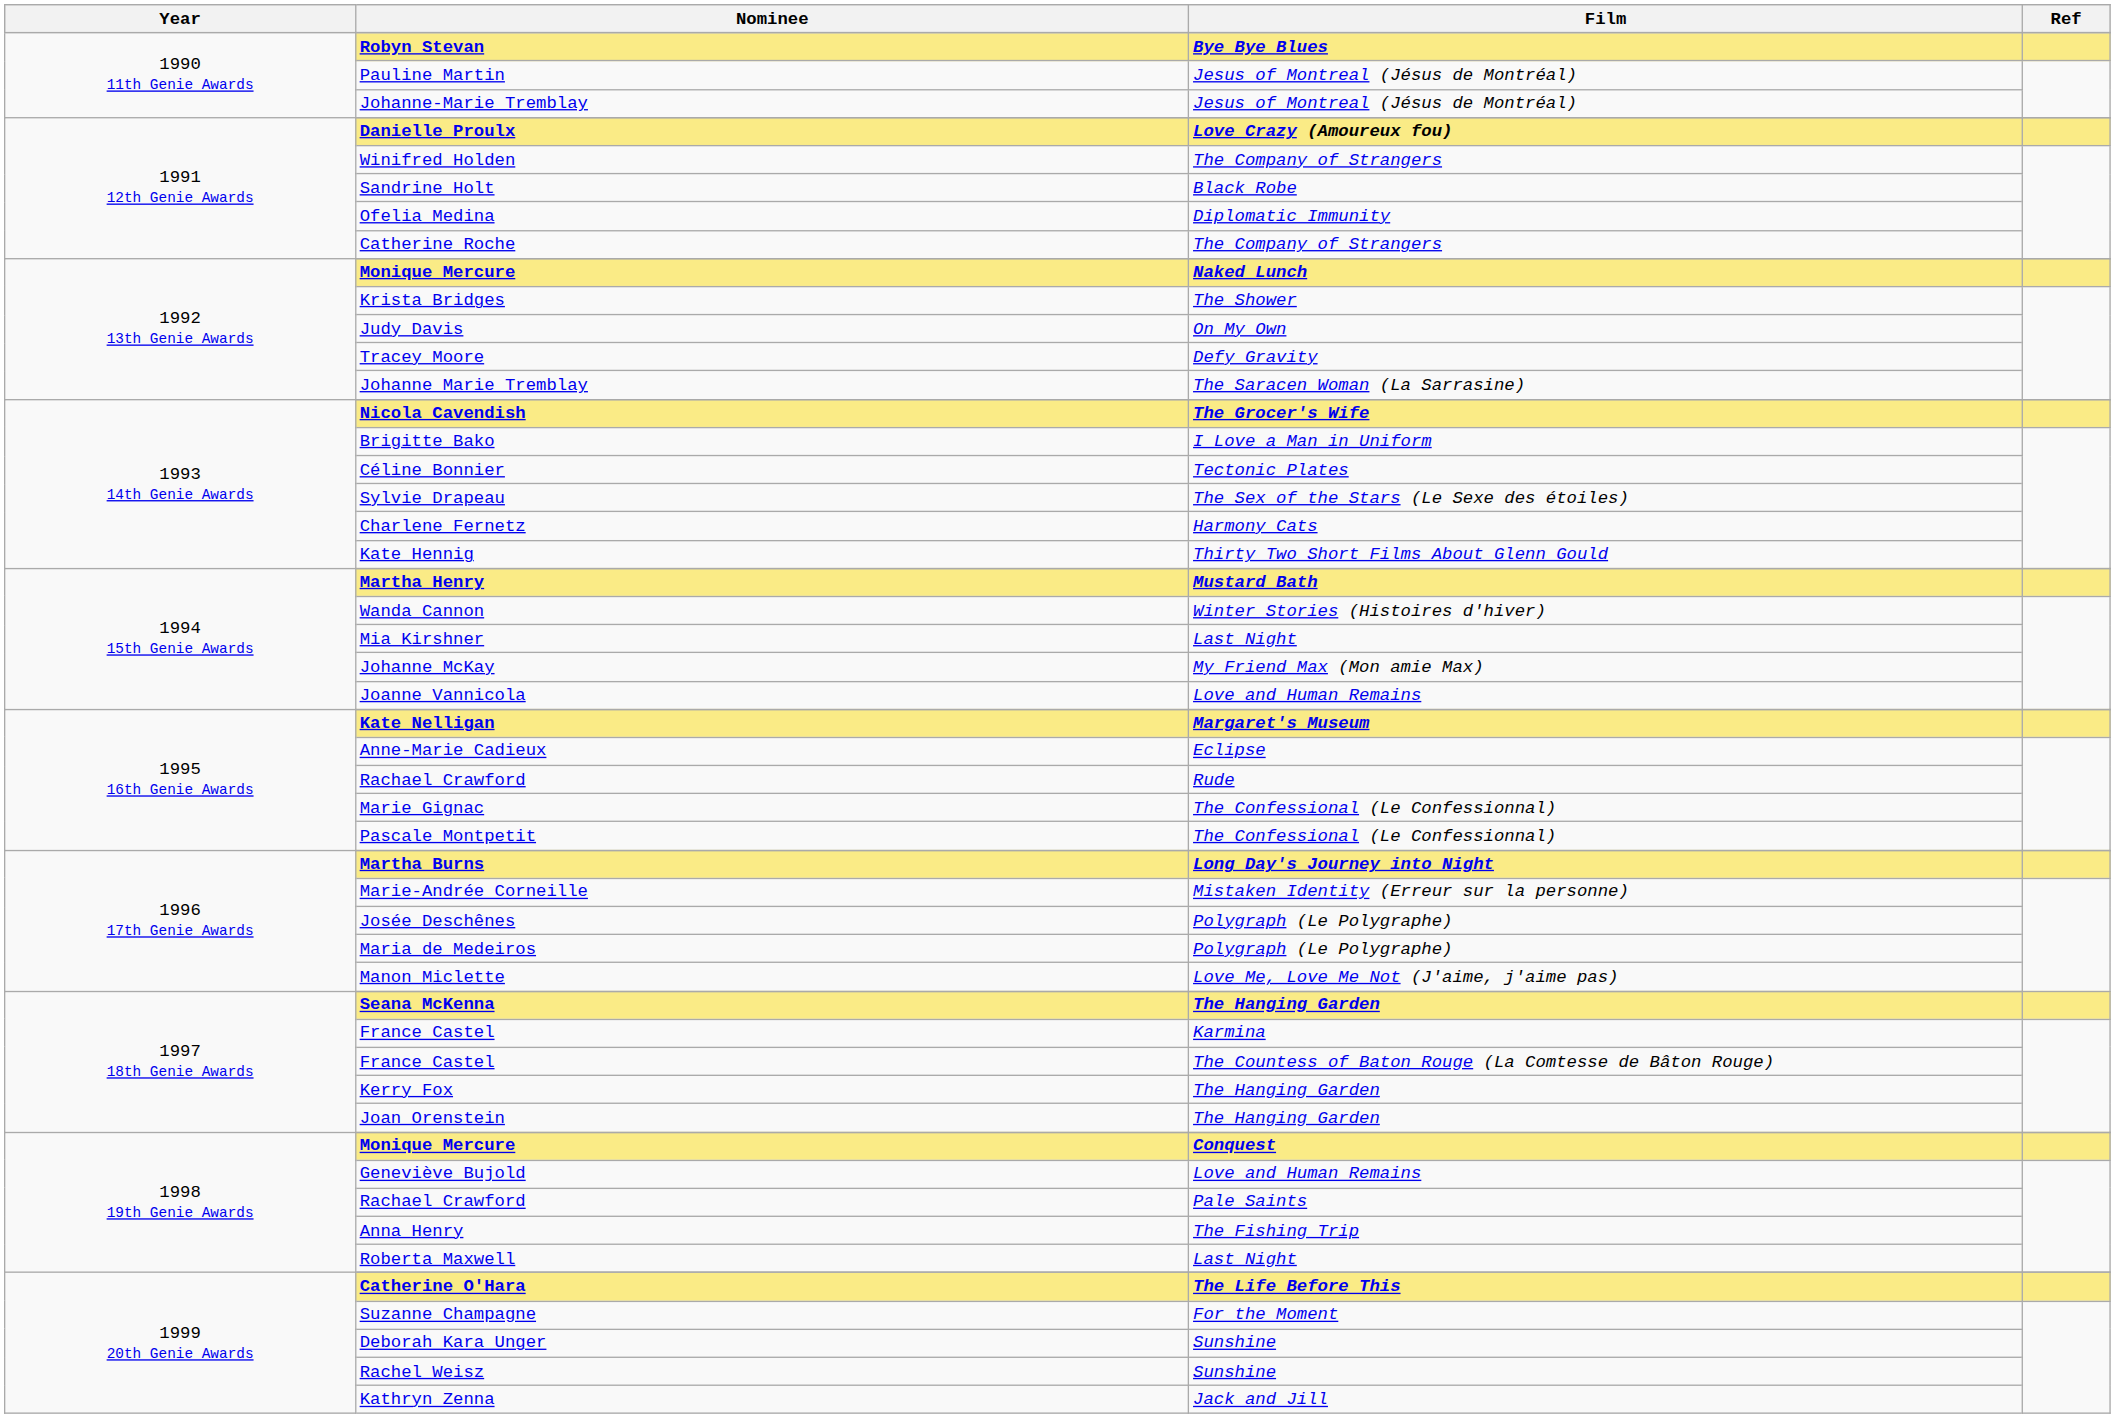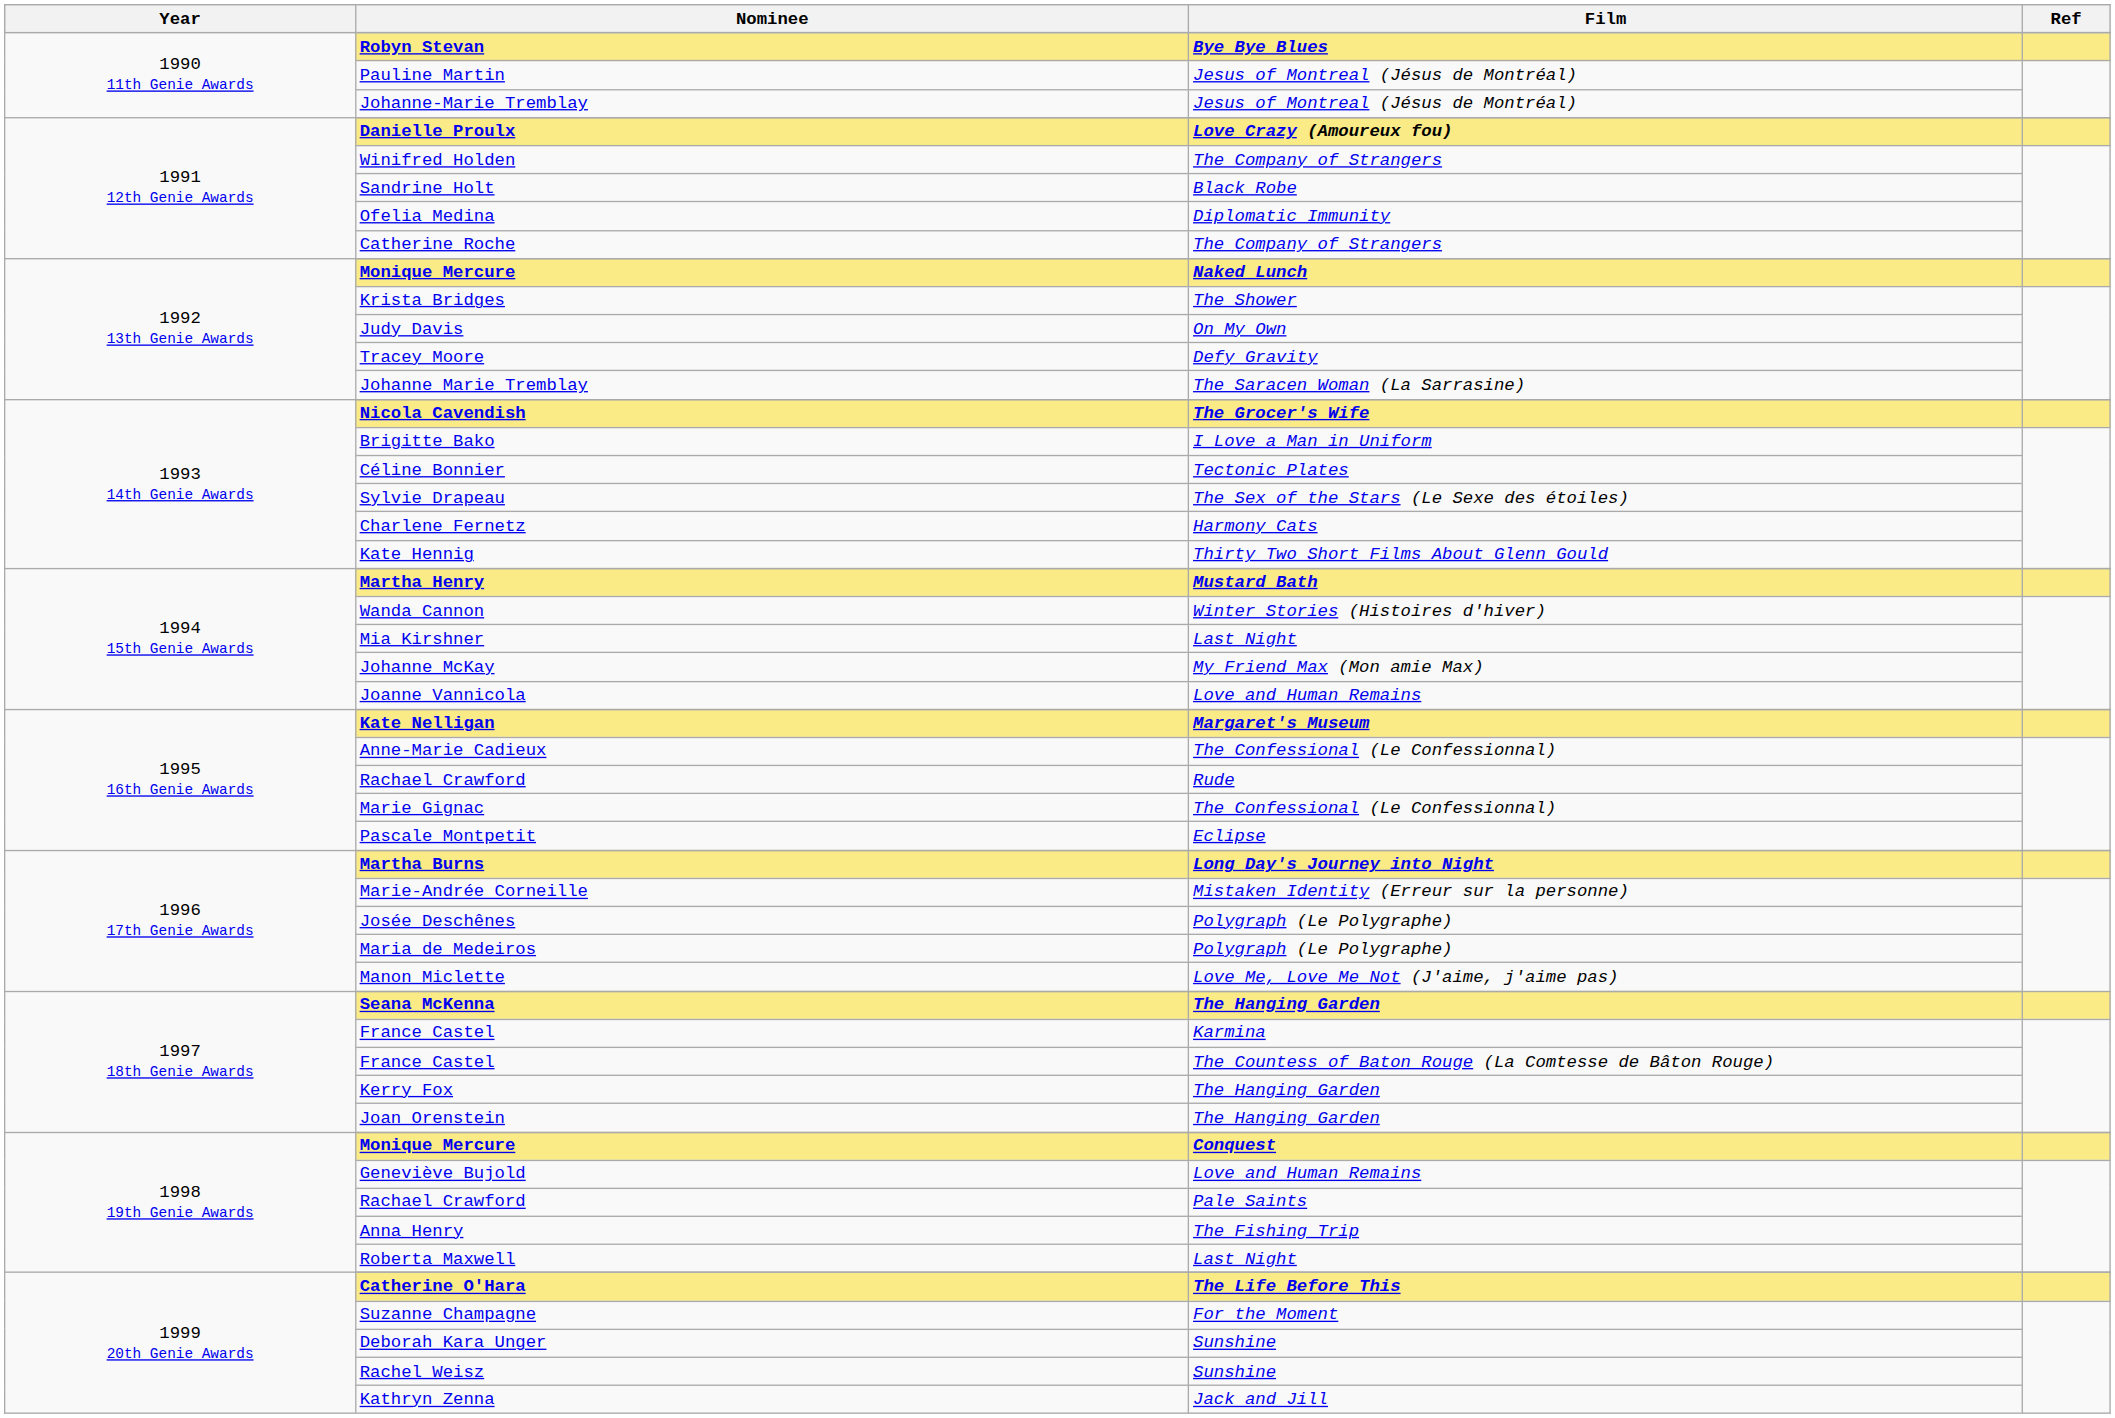(1229, 751) Eclipse -> (1375, 751) The Confessional (Le Confessionnal)
(1375, 836) The Confessional (Le Confessionnal) -> (1229, 836) Eclipse
